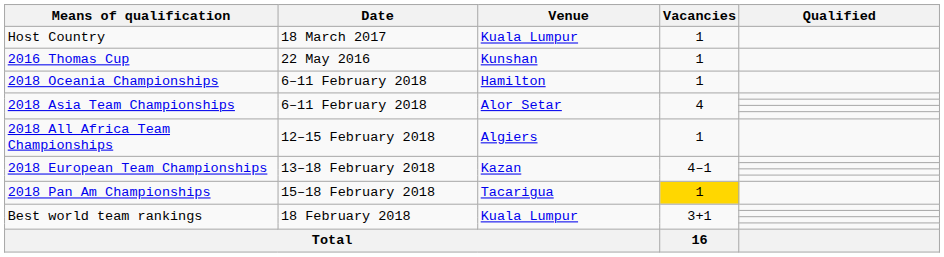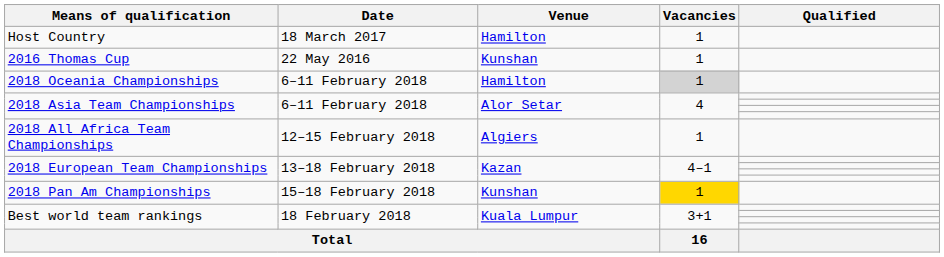(529, 38) Kuala Lumpur -> (513, 38) Hamilton
(700, 82) no background -> (699, 82) lightgrey background
(517, 193) Tacarigua -> (509, 193) Kunshan
